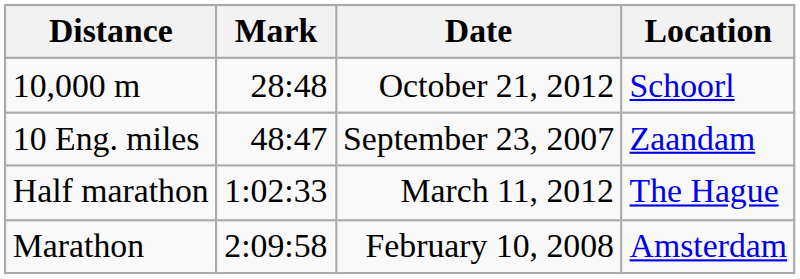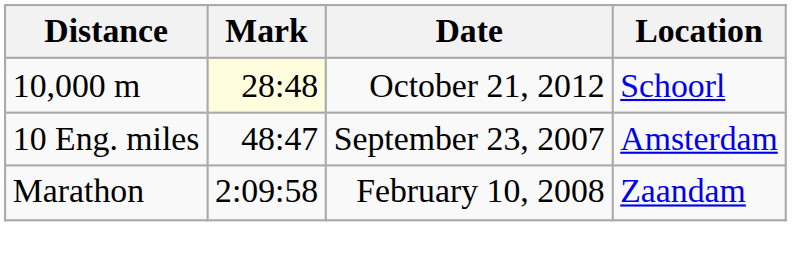(289, 84) no background -> (280, 84) lightyellow background
(692, 138) Zaandam -> (699, 138) Amsterdam
- row: (111, 191)
(708, 245) Amsterdam -> (683, 191) Zaandam
